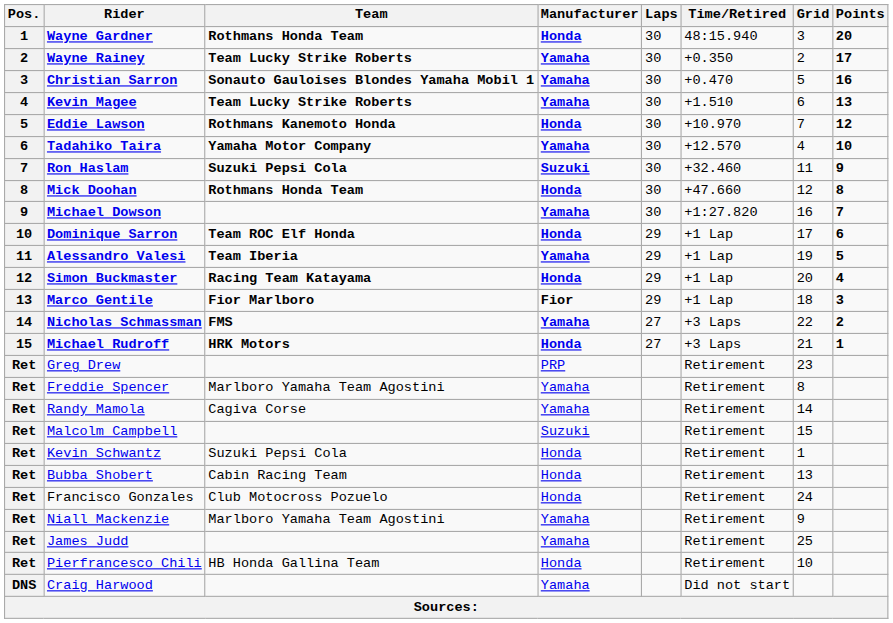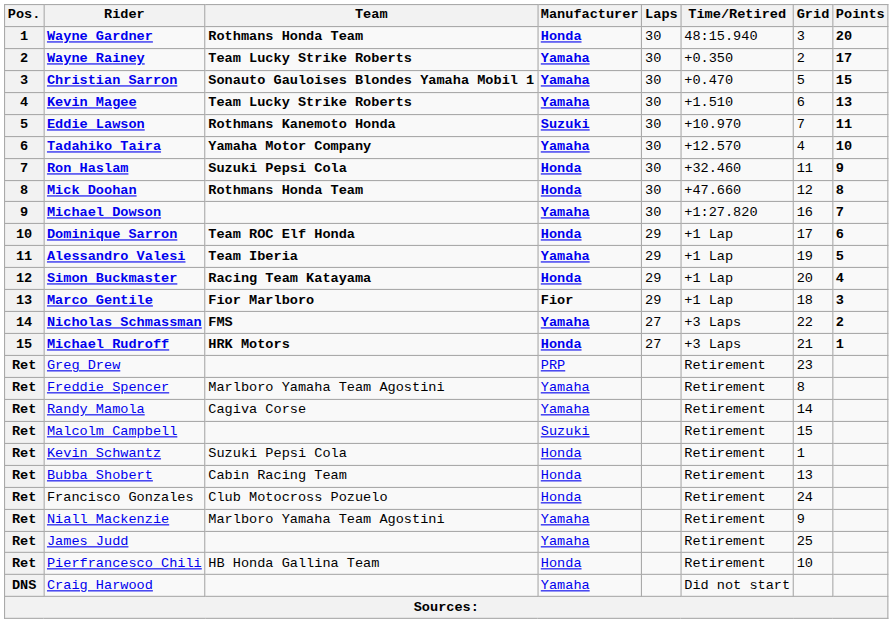(844, 82) 16 -> (844, 82) 15
(561, 126) Honda -> (565, 126) Suzuki
(844, 126) 12 -> (844, 126) 11
(565, 169) Suzuki -> (561, 169) Honda
